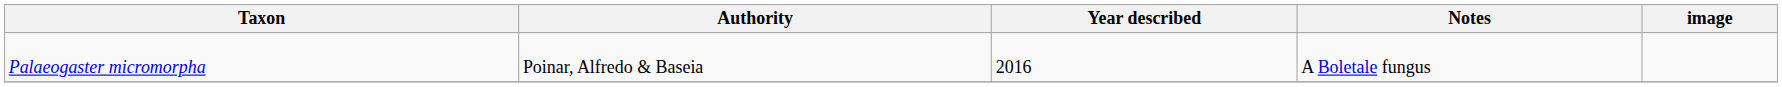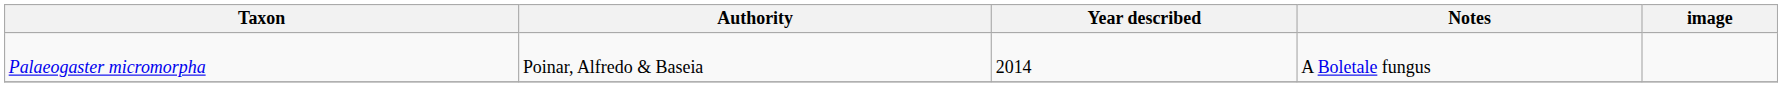(1014, 67) 2016 -> (1014, 67) 2014
